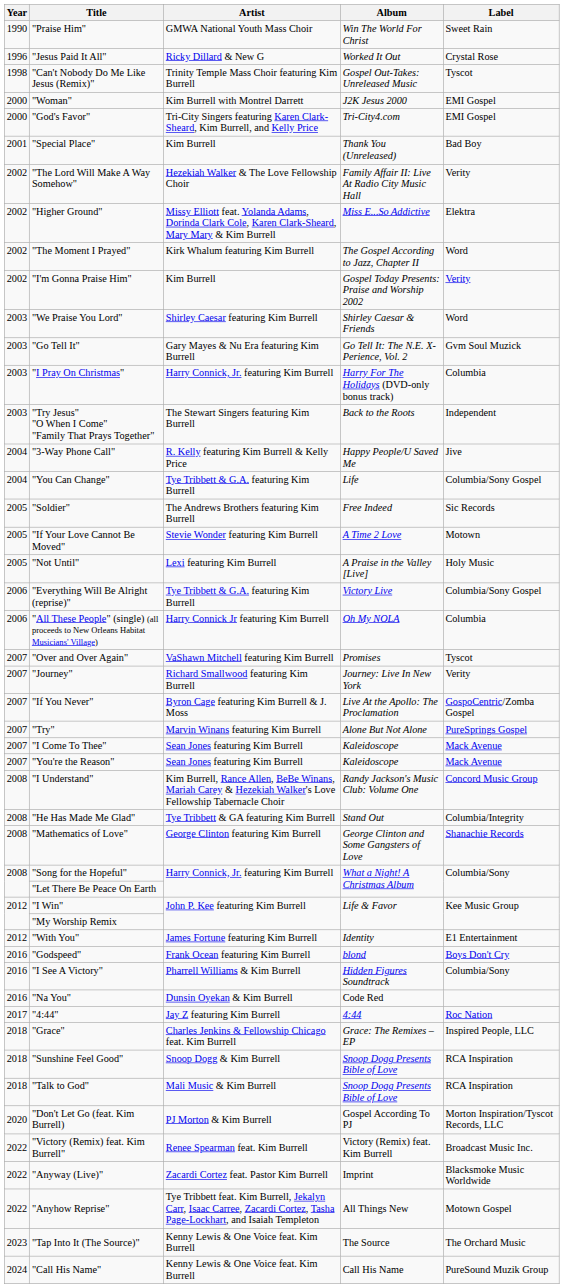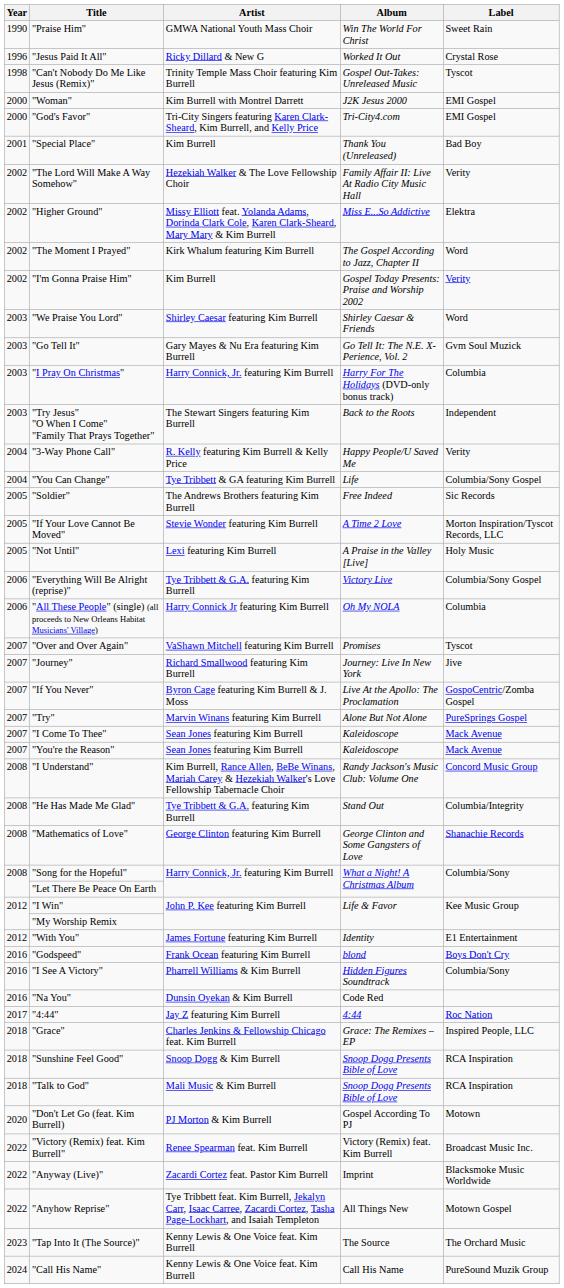(454, 452) Jive -> (458, 452) Verity
(238, 485) Tye Tribbett & G.A. featuring Kim Burrell -> (250, 479) Tye Tribbett & GA featuring Kim Burrell
(463, 535) Motown -> (499, 529) Morton Inspiration/Tyscot Records, LLC
(458, 674) Verity -> (454, 662) Jive
(250, 817) Tye Tribbett & GA featuring Kim Burrell -> (238, 811) Tye Tribbett & G.A. featuring Kim Burrell
(499, 1119) Morton Inspiration/Tyscot Records, LLC -> (463, 1114) Motown
